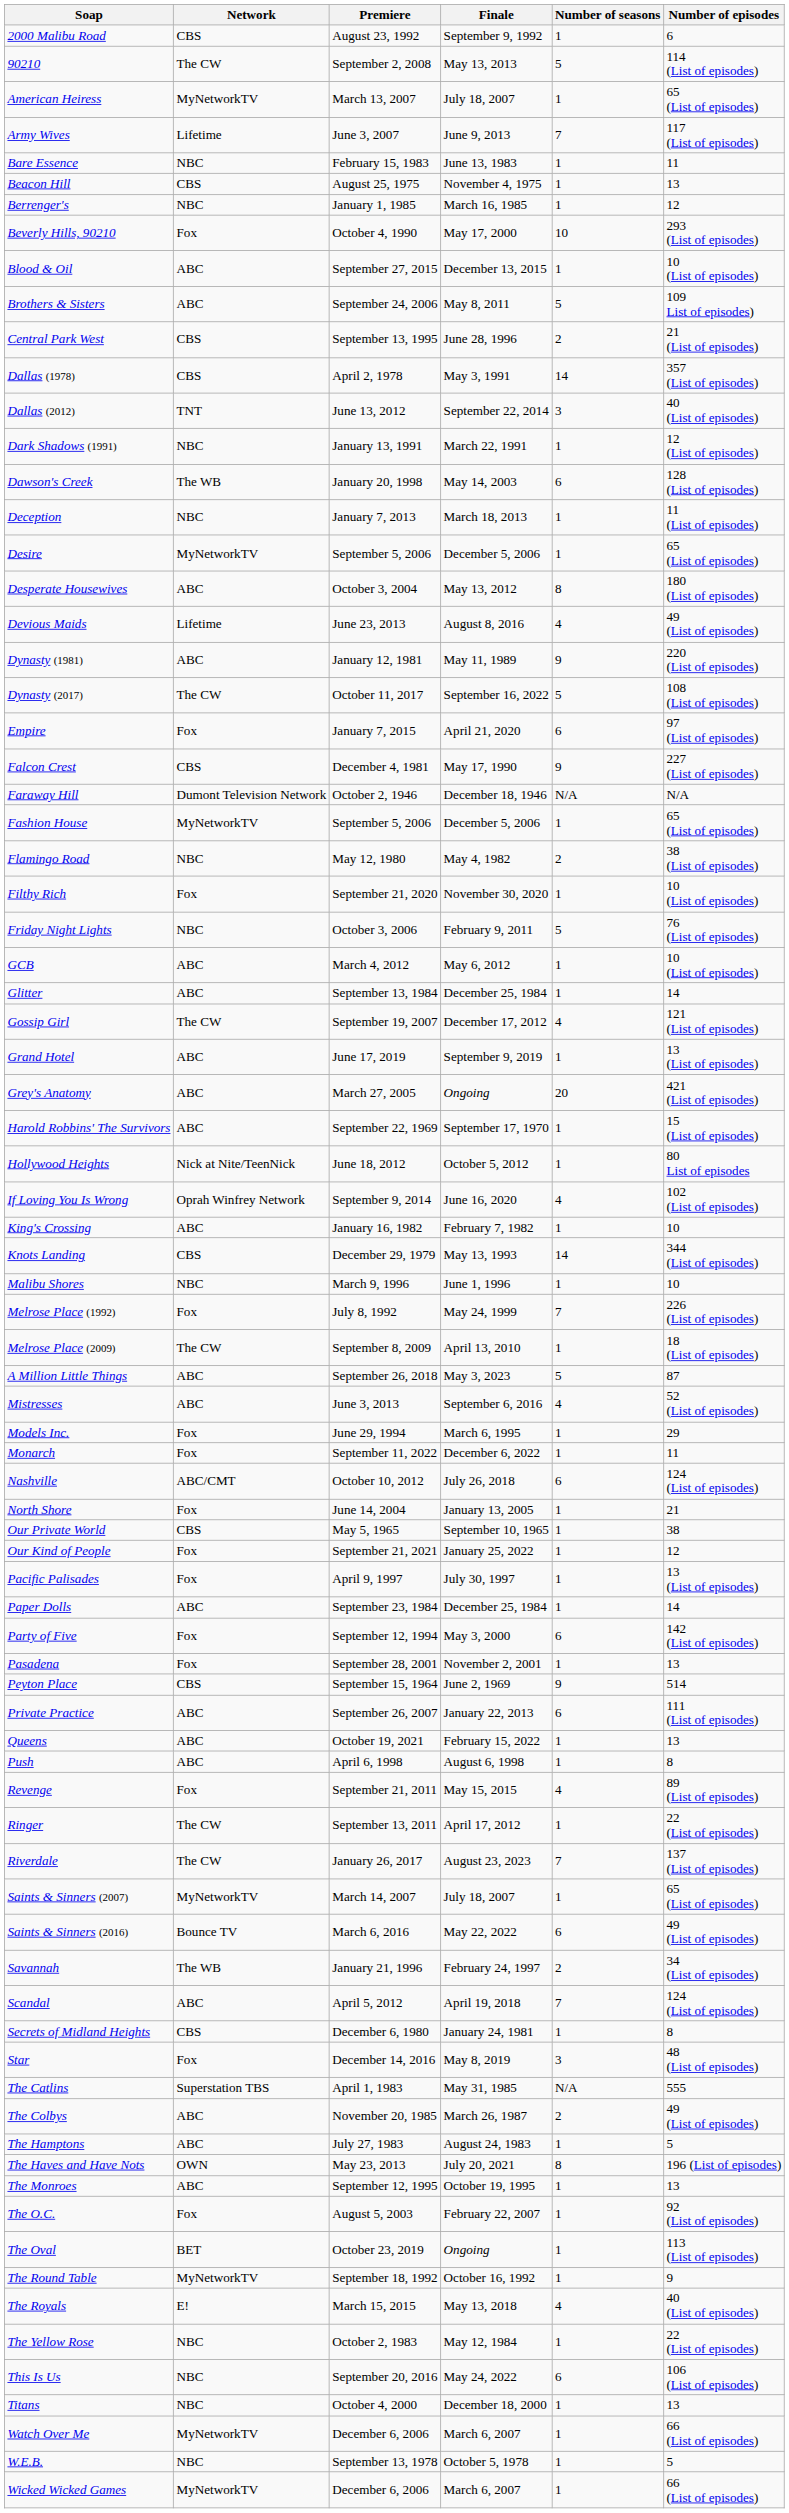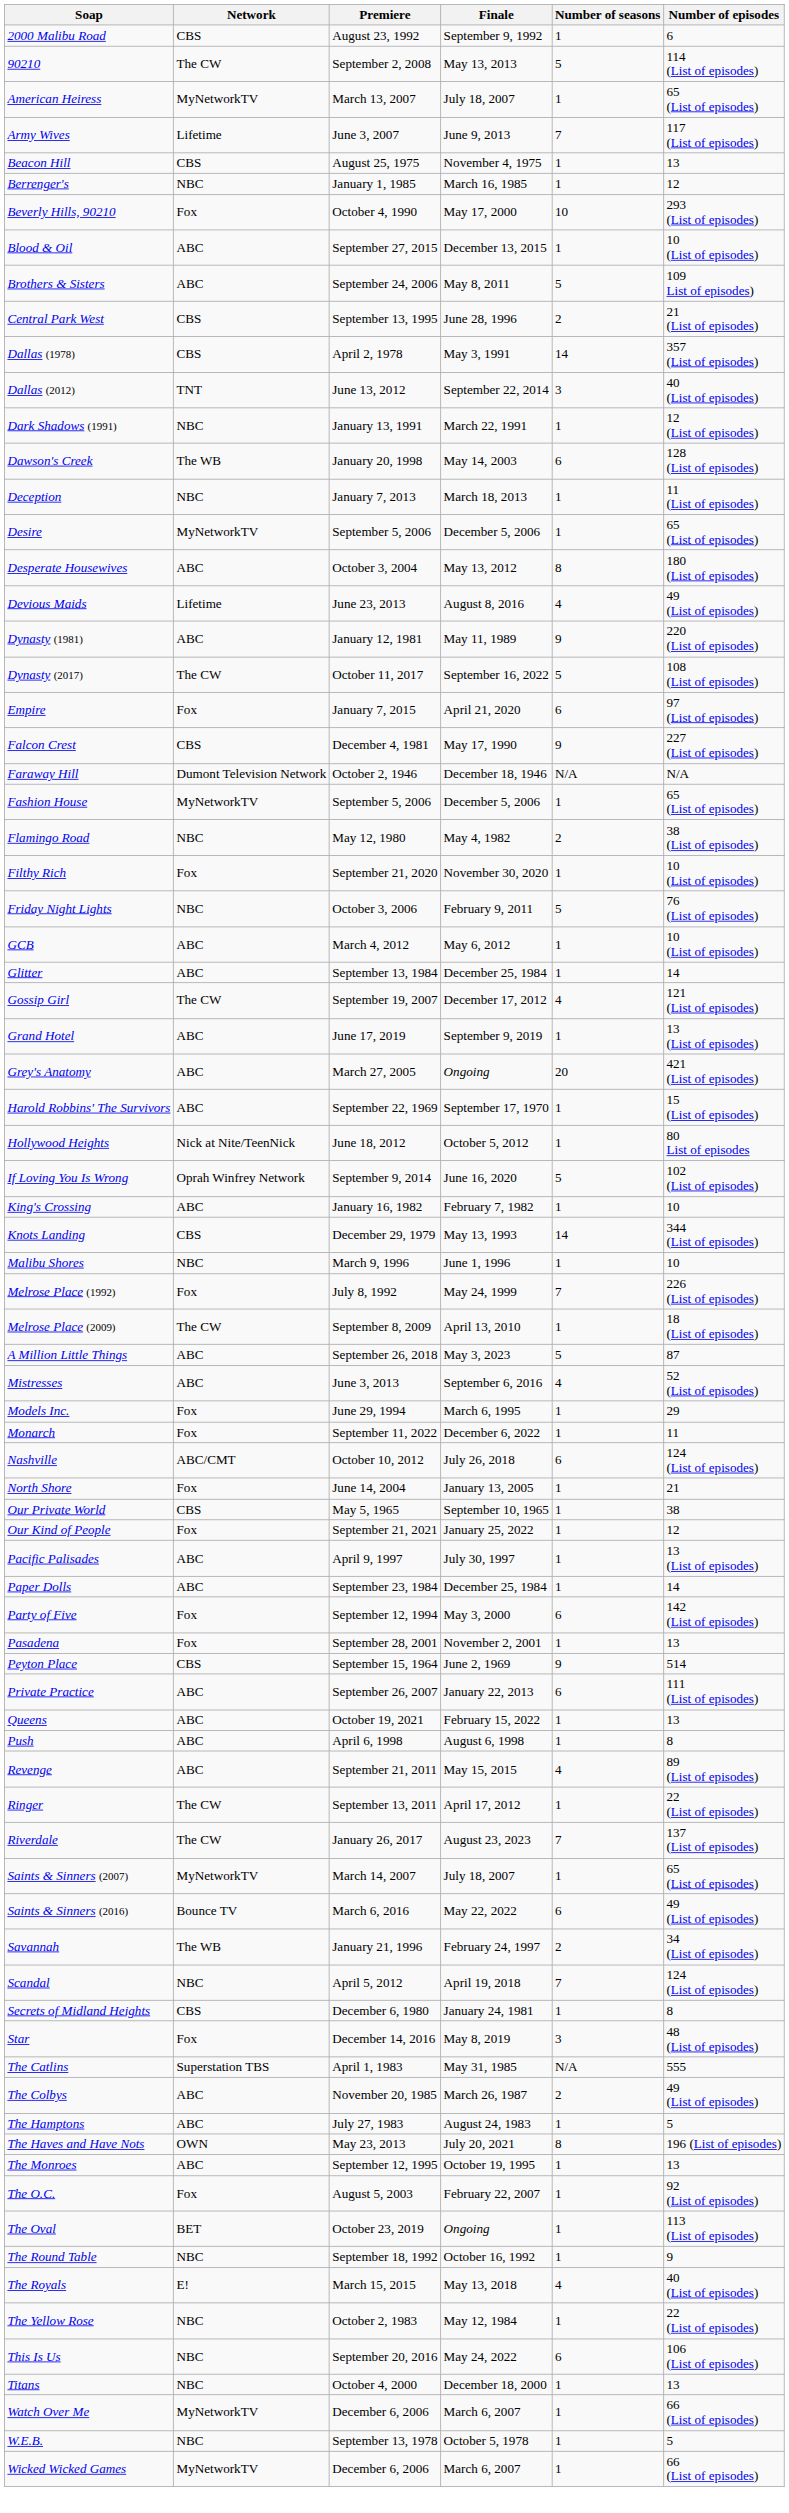- row: (43, 163)
(558, 1199) 4 -> (558, 1178) 5
(187, 1579) Fox -> (190, 1558) ABC
(187, 1789) Fox -> (190, 1769) ABC
(190, 2003) ABC -> (190, 1982) NBC
(217, 2277) MyNetworkTV -> (190, 2257) NBC
